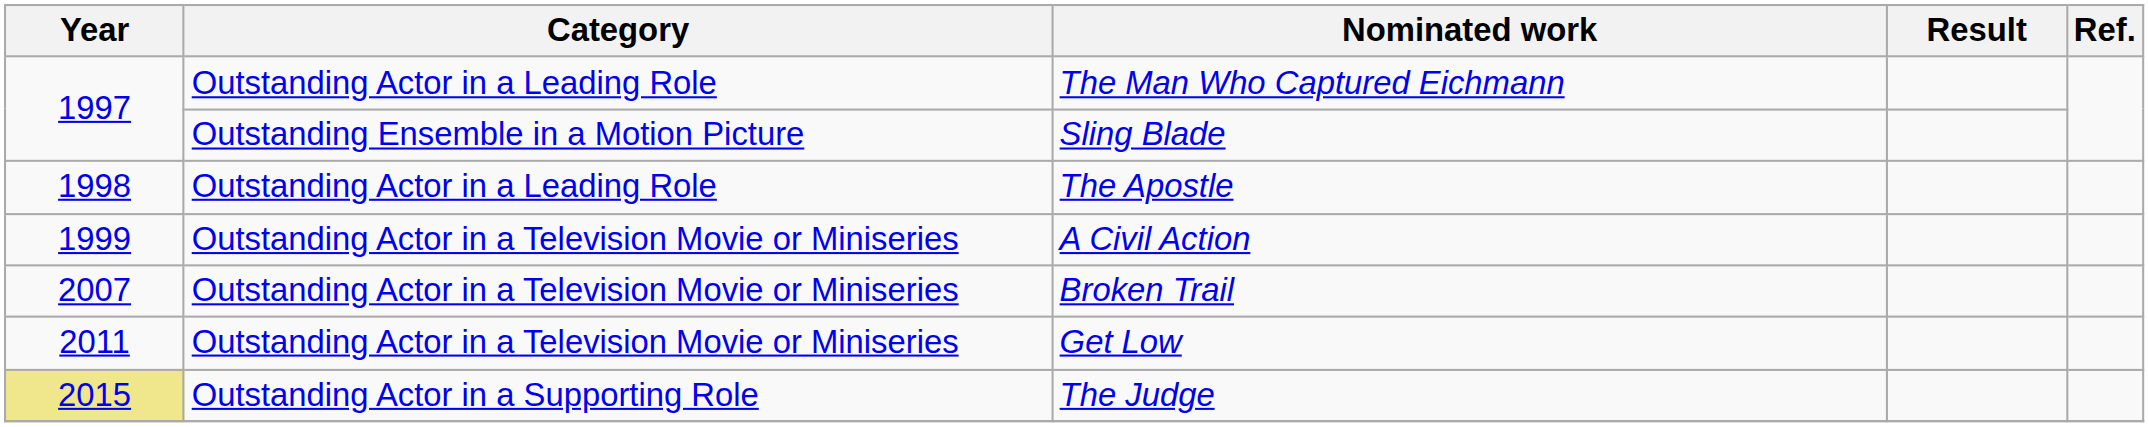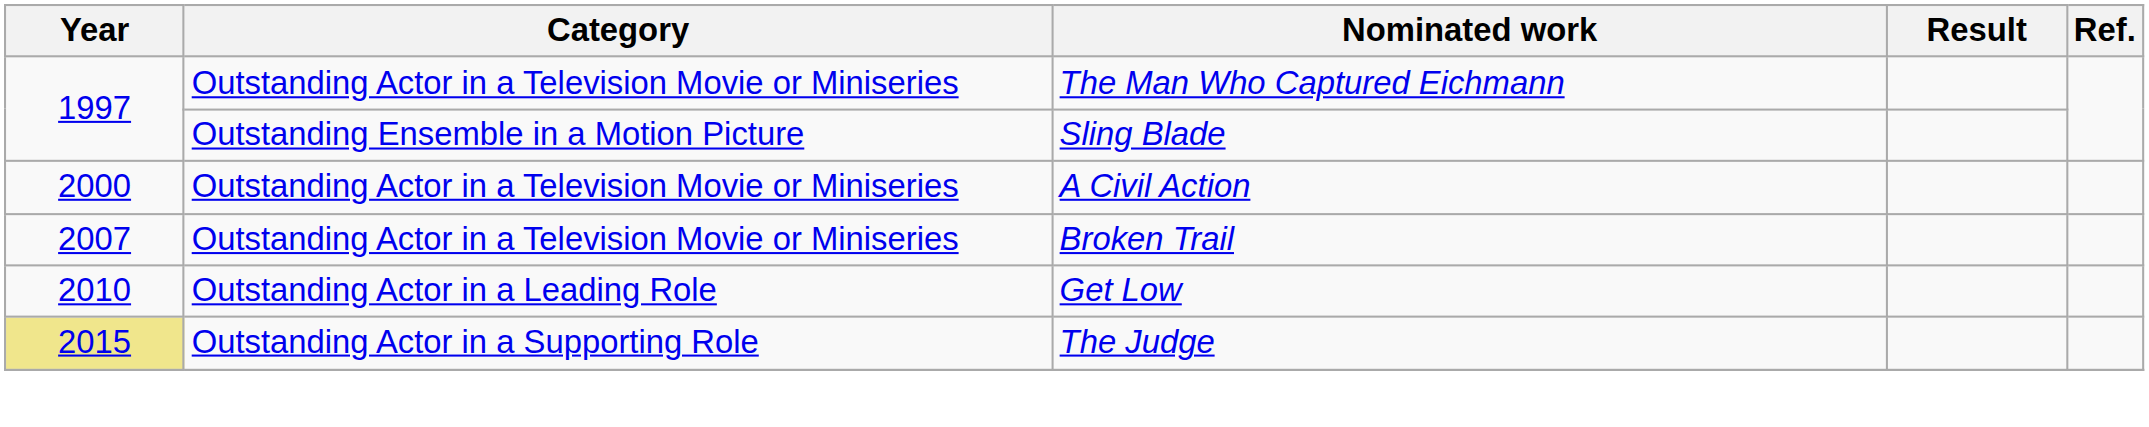(454, 82) Outstanding Actor in a Leading Role -> (575, 82) Outstanding Actor in a Television Movie or Miniseries
- row: (1147, 186)
(95, 238) 1999 -> (95, 186) 2000
(95, 342) 2011 -> (95, 290) 2010
(575, 342) Outstanding Actor in a Television Movie or Miniseries -> (454, 290) Outstanding Actor in a Leading Role
